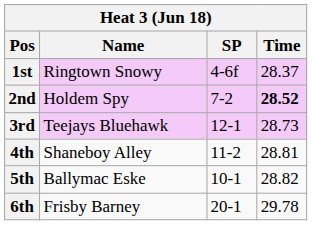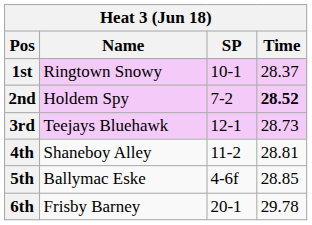(225, 71) 4-6f -> (226, 71) 10-1
(226, 179) 10-1 -> (225, 179) 4-6f
(280, 179) 28.82 -> (280, 179) 28.85
